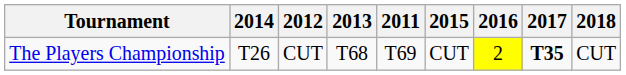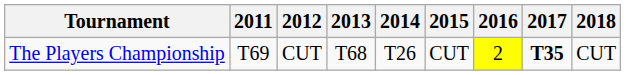columns swapped: (401, 21) <-> (254, 21)
